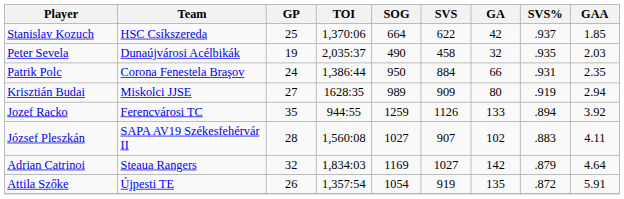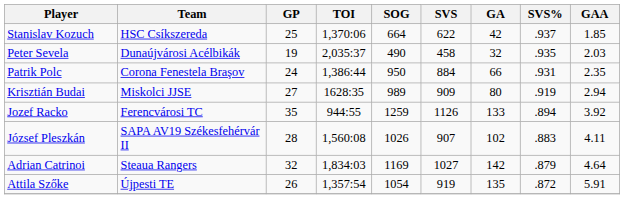(396, 138) 1027 -> (396, 138) 1026
